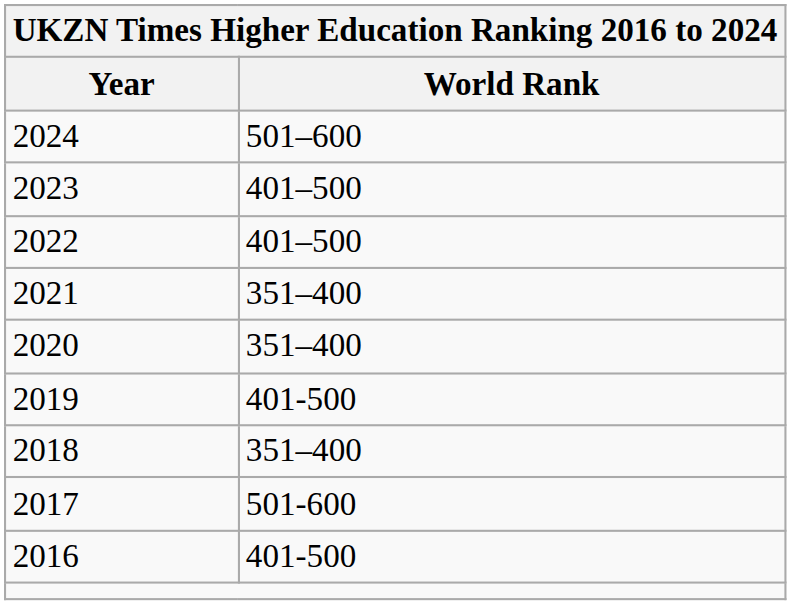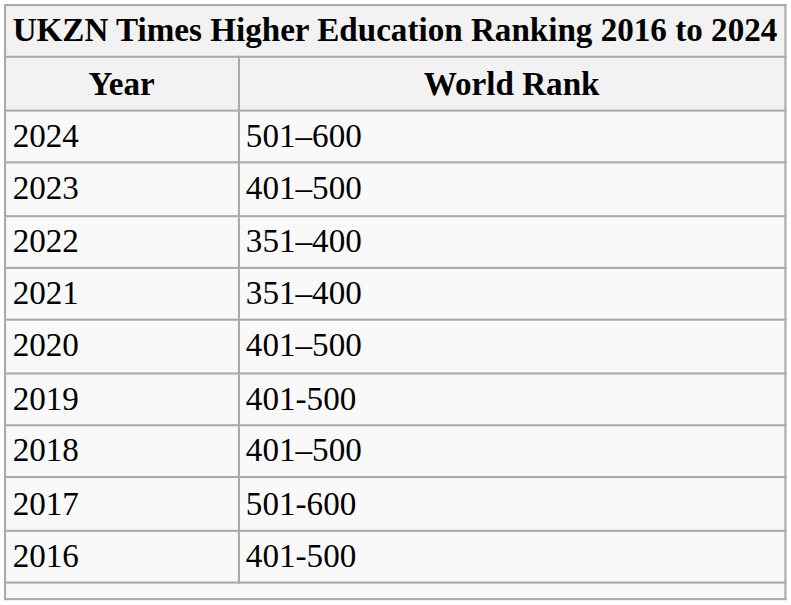(304, 240) 401–500 -> (304, 240) 351–400
(304, 345) 351–400 -> (304, 345) 401–500
(304, 450) 351–400 -> (304, 450) 401–500
